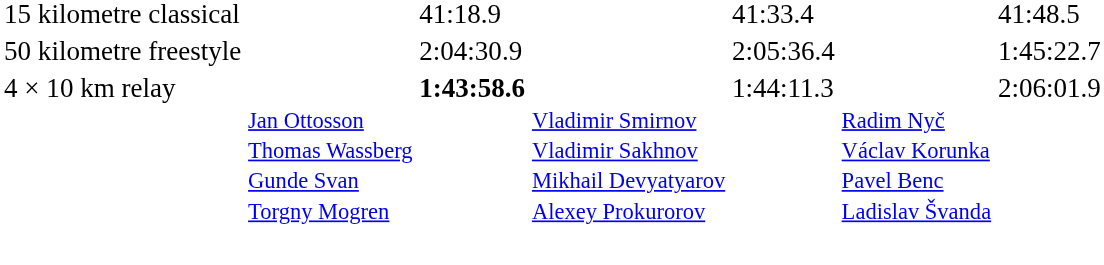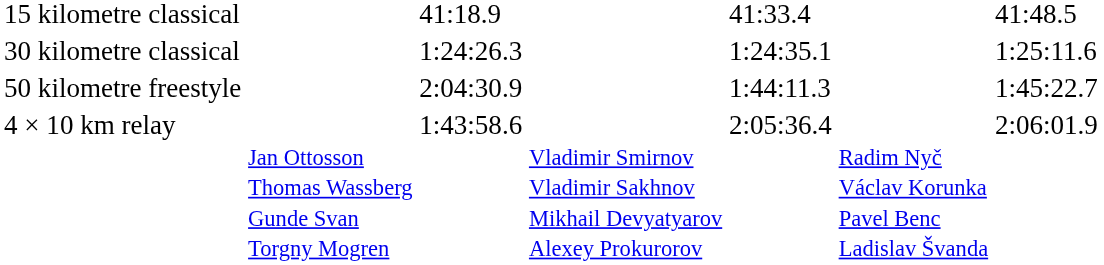+ row: (122, 51)
(783, 51) 2:05:36.4 -> (780, 88) 1:44:11.3
(472, 88) bold -> (471, 125) normal
(783, 88) 1:44:11.3 -> (780, 125) 2:05:36.4
